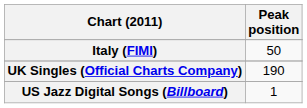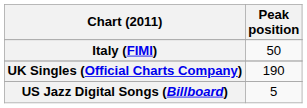(274, 92) 1 -> (274, 92) 5
